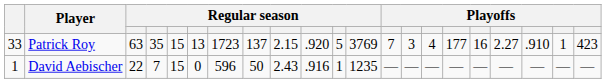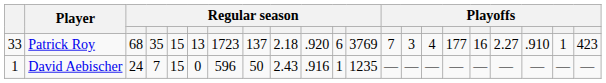(136, 44) 63 -> (136, 44) 68
(286, 44) 2.15 -> (286, 44) 2.18
(339, 44) 5 -> (339, 44) 6
(136, 66) 22 -> (136, 66) 24
